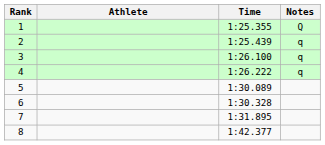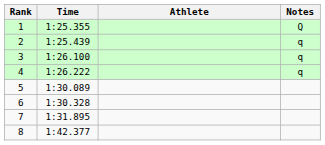columns swapped: (128, 12) <-> (250, 12)
